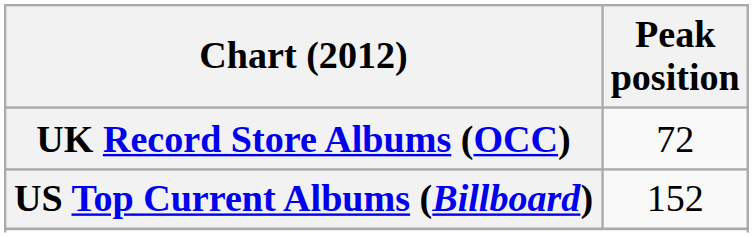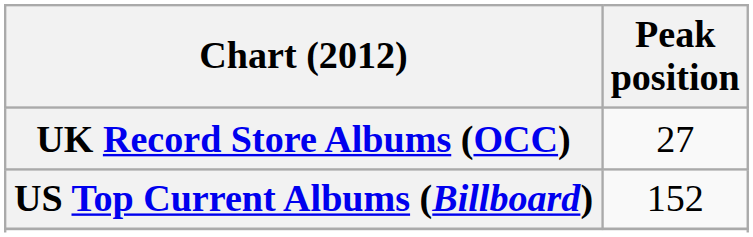(675, 137) 72 -> (675, 137) 27
